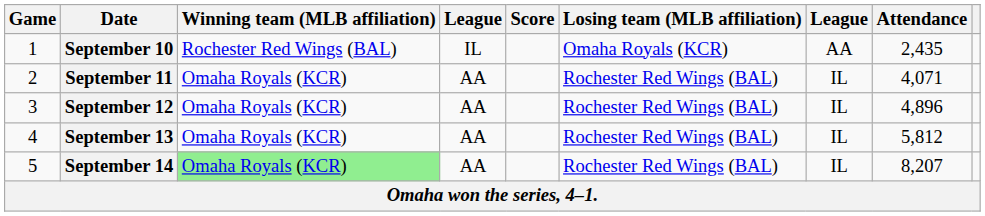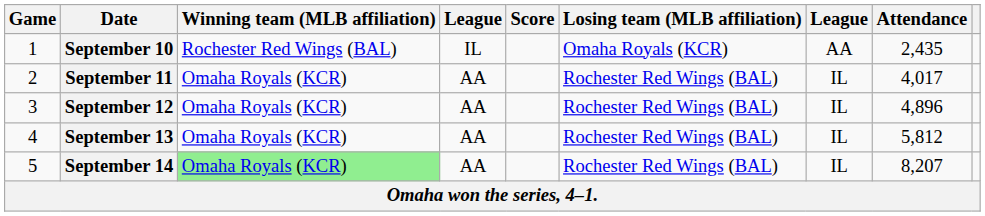(922, 78) 4,071 -> (922, 78) 4,017
